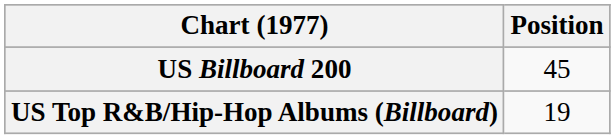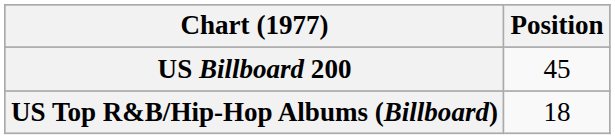(557, 111) 19 -> (557, 111) 18
